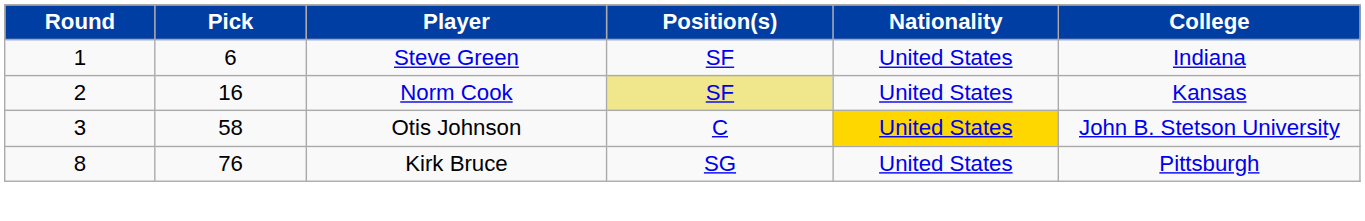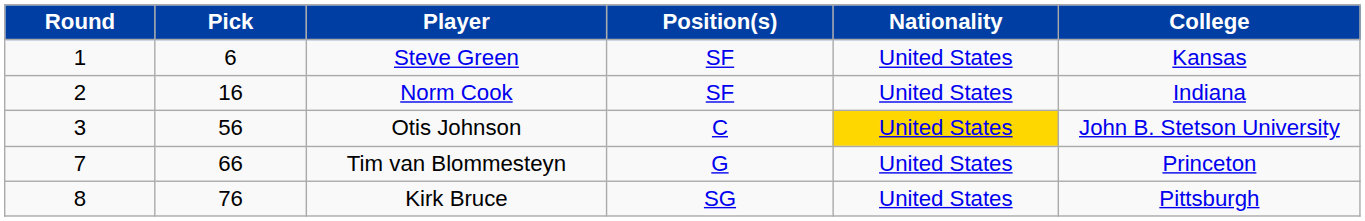(1209, 57) Indiana -> (1209, 57) Kansas
(720, 92) khaki background -> (720, 92) no background
(1209, 92) Kansas -> (1209, 92) Indiana
(231, 127) 58 -> (231, 127) 56
+ row: (456, 163)
